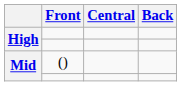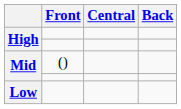+ row: (23, 92)
